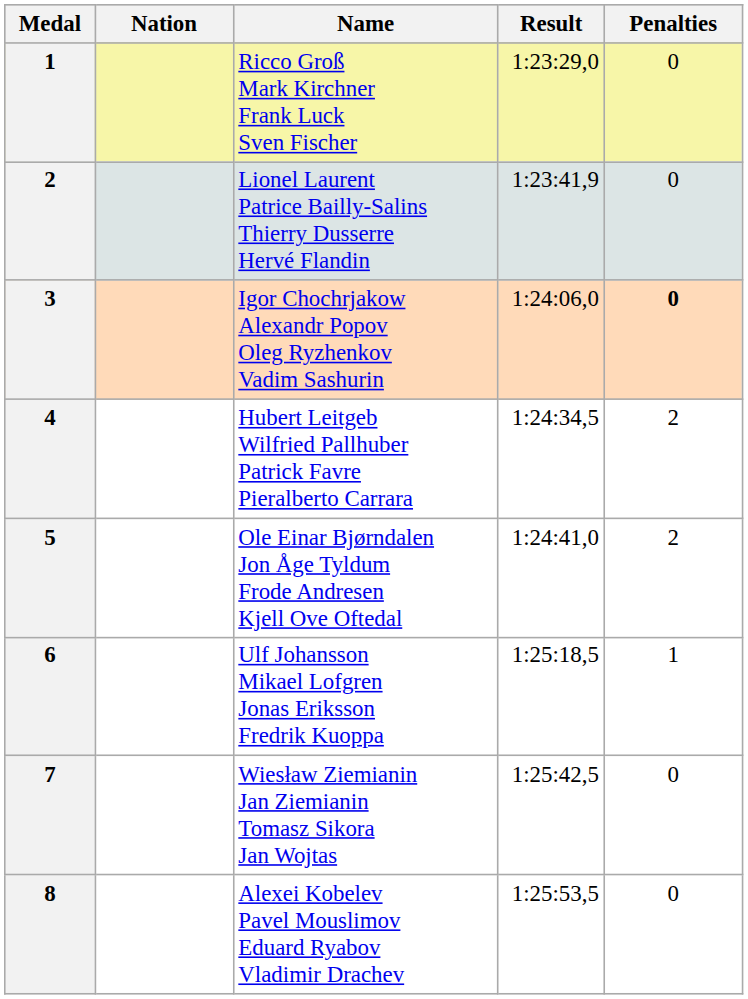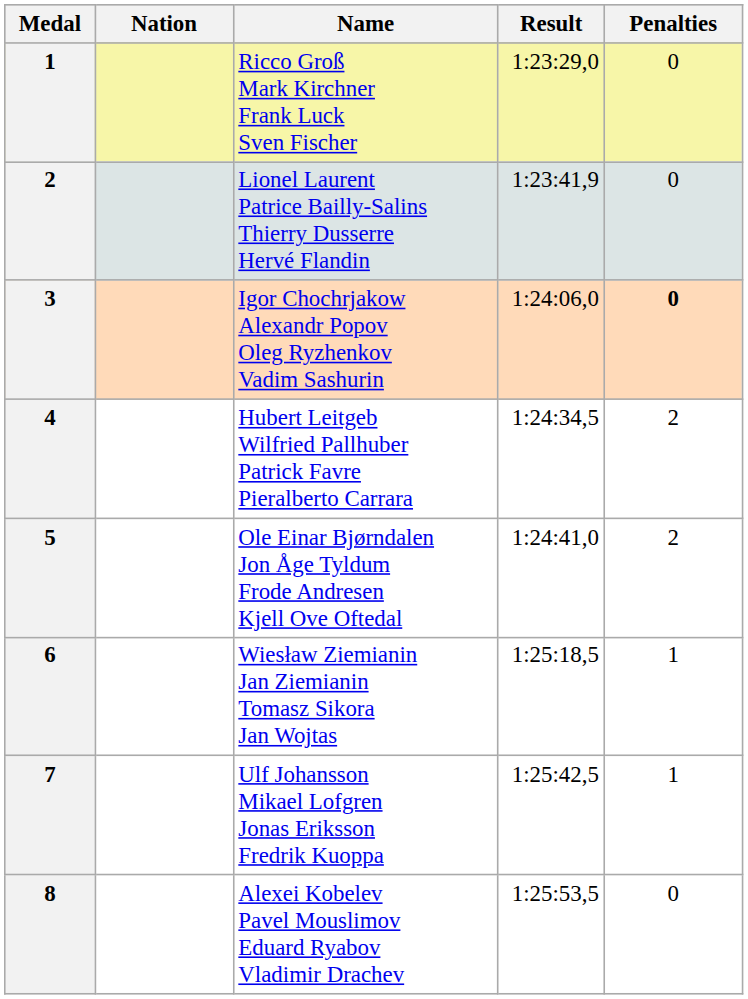(311, 696) Ulf Johansson Mikael Lofgren Jonas Eriksson Fredrik Kuoppa -> (328, 696) Wiesław Ziemianin Jan Ziemianin Tomasz Sikora Jan Wojtas
(328, 815) Wiesław Ziemianin Jan Ziemianin Tomasz Sikora Jan Wojtas -> (311, 815) Ulf Johansson Mikael Lofgren Jonas Eriksson Fredrik Kuoppa
(673, 774) 0 -> (673, 774) 1
